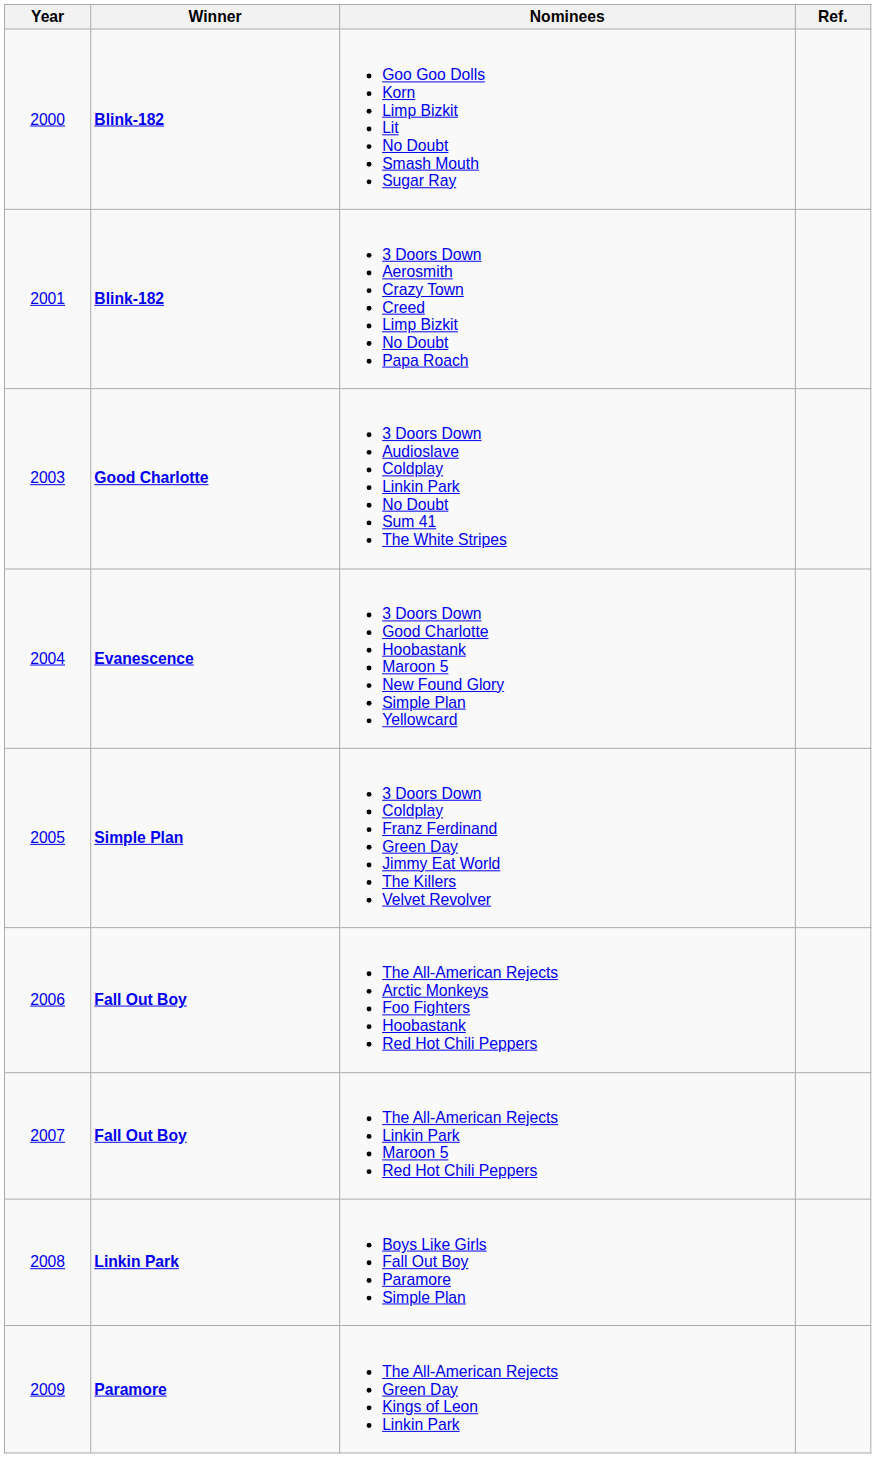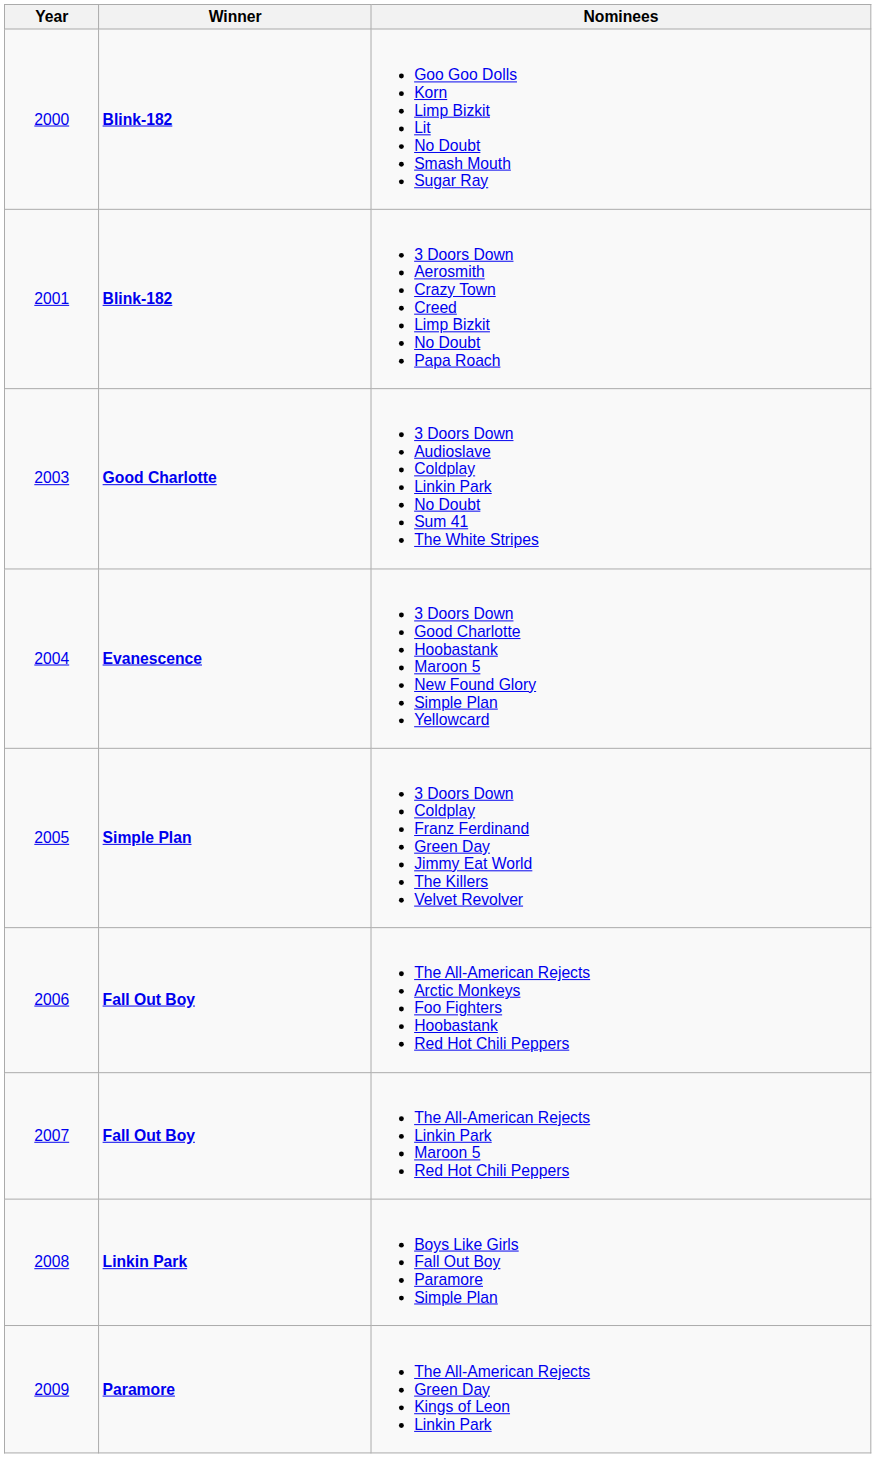- column: (833, 16)
